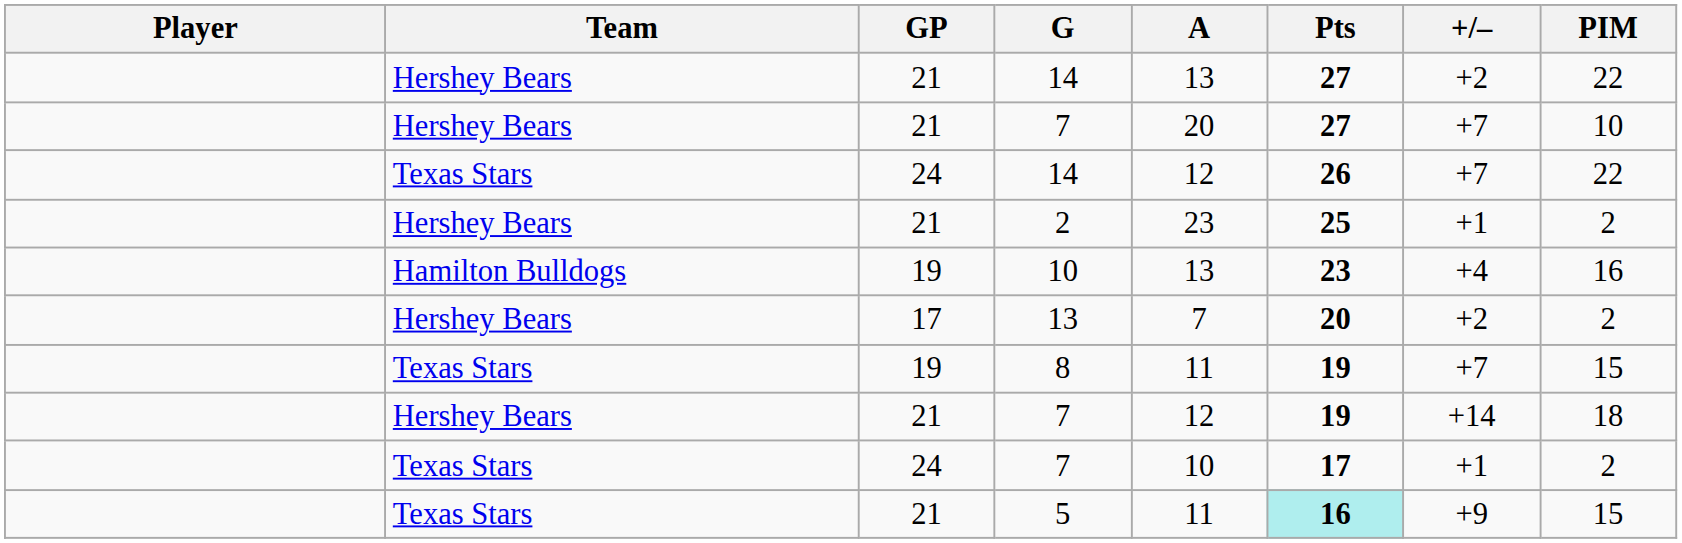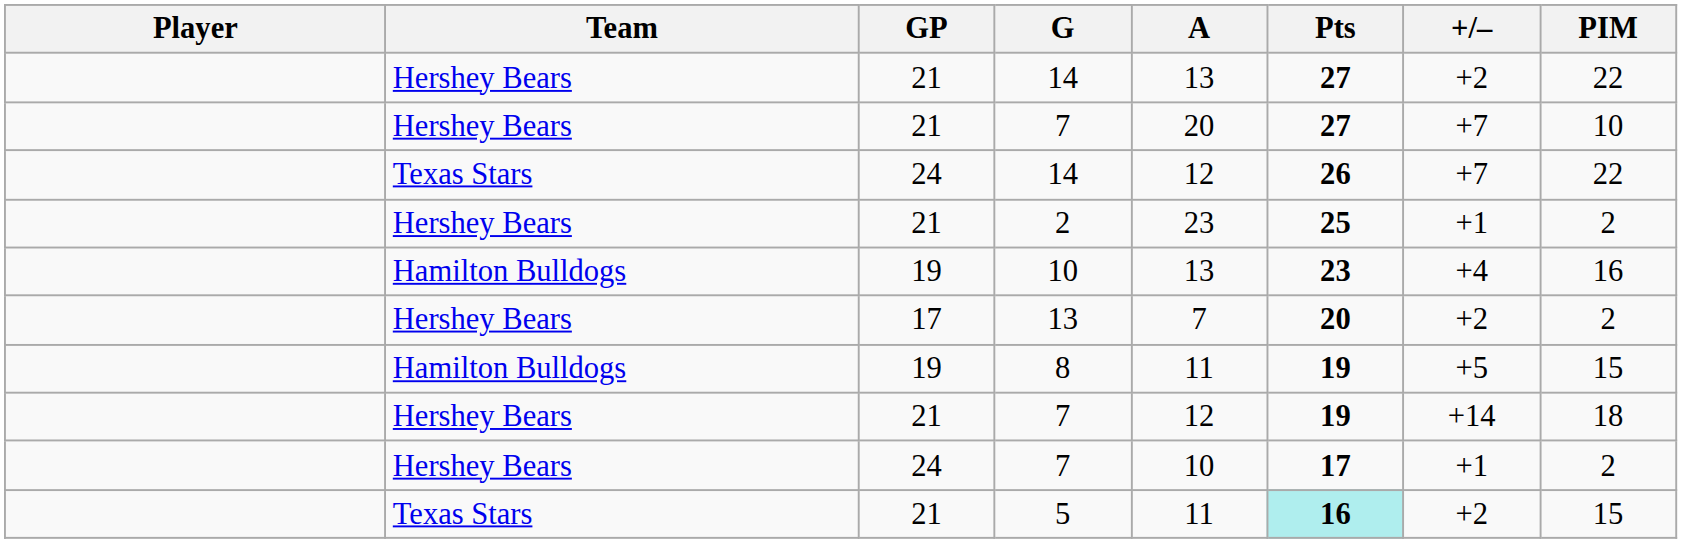(463, 367) Texas Stars -> (510, 367) Hamilton Bulldogs
(1472, 367) +7 -> (1472, 367) +5
(463, 464) Texas Stars -> (482, 464) Hershey Bears
(1472, 513) +9 -> (1472, 513) +2
